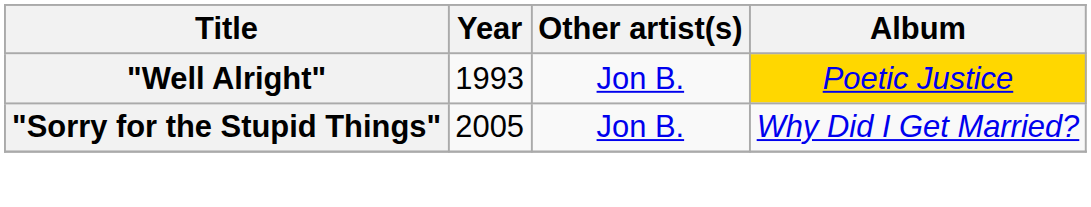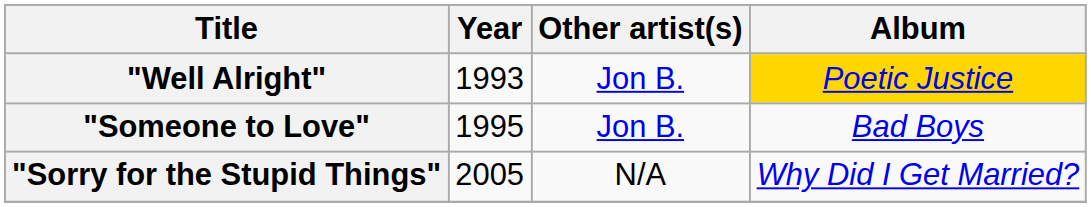+ row: (227, 126)
(640, 126) Jon B. -> (640, 175) N/A
